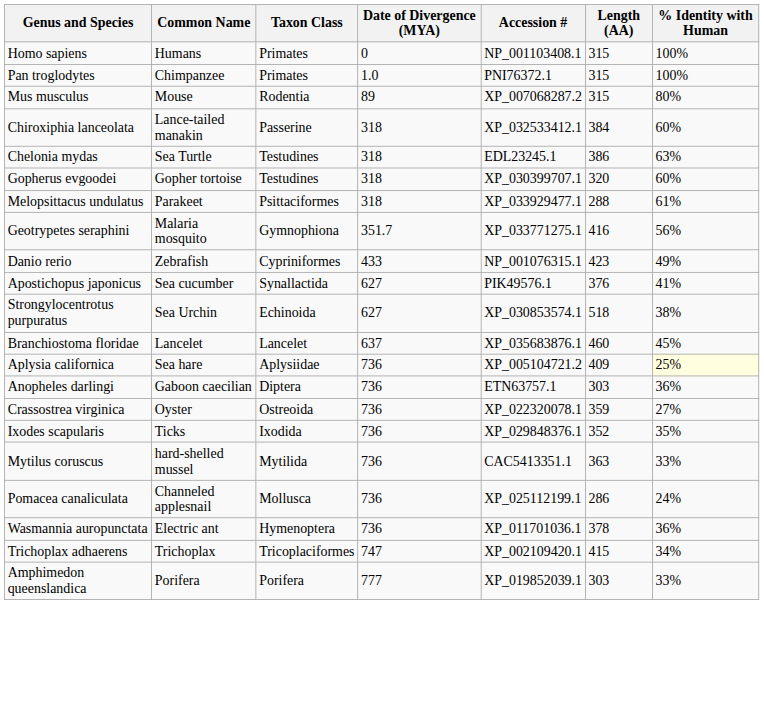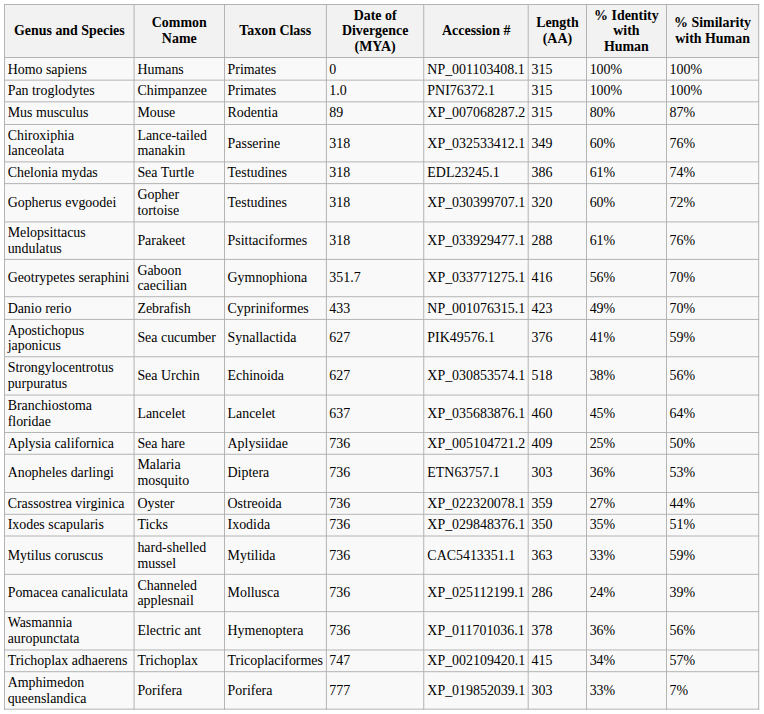+ column: (713, 31)
(599, 127) 384 -> (542, 142) 349
(668, 157) 63% -> (602, 172) 61%
(181, 231) Malaria mosquito -> (162, 278) Gaboon caecilian
(668, 365) lightyellow background -> (602, 443) no background
(203, 387) Gaboon caecilian -> (163, 473) Malaria mosquito
(599, 431) 352 -> (542, 525) 350
